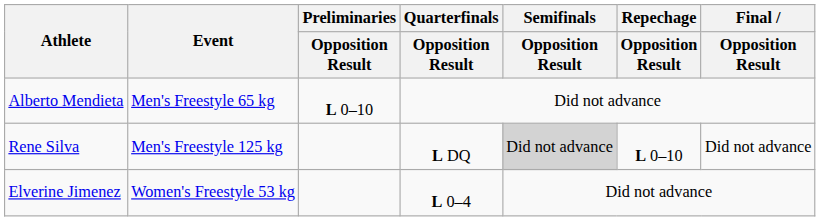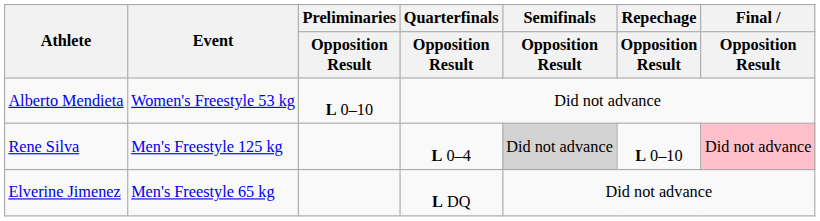(203, 100) Men's Freestyle 65 kg -> (213, 100) Women's Freestyle 53 kg
(451, 156) L DQ -> (451, 156) L 0–4
(758, 146) no background -> (758, 146) pink background
(213, 192) Women's Freestyle 53 kg -> (203, 192) Men's Freestyle 65 kg
(451, 202) L 0–4 -> (451, 202) L DQ
